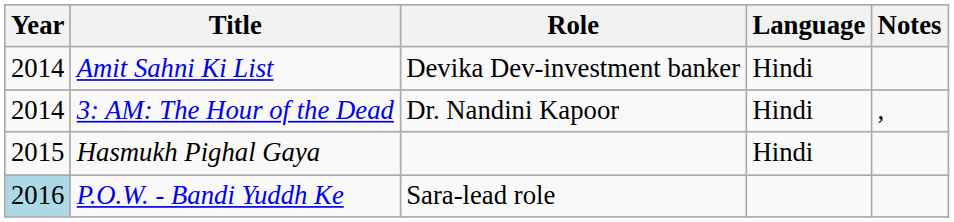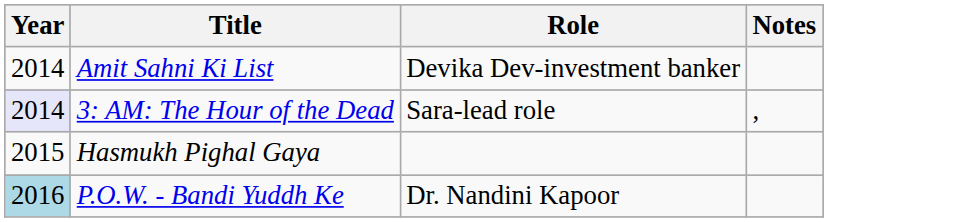- column: (809, 25)
(38, 110) no background -> (38, 110) lavender background
(513, 110) Dr. Nandini Kapoor -> (481, 110) Sara-lead role
(481, 195) Sara-lead role -> (513, 195) Dr. Nandini Kapoor
